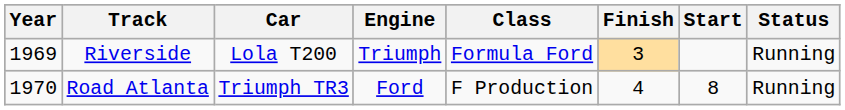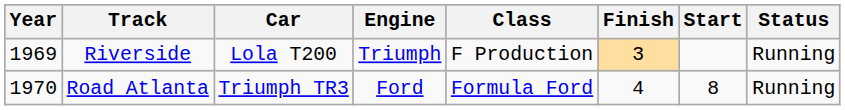(522, 54) Formula Ford -> (522, 54) F Production
(522, 88) F Production -> (522, 88) Formula Ford
